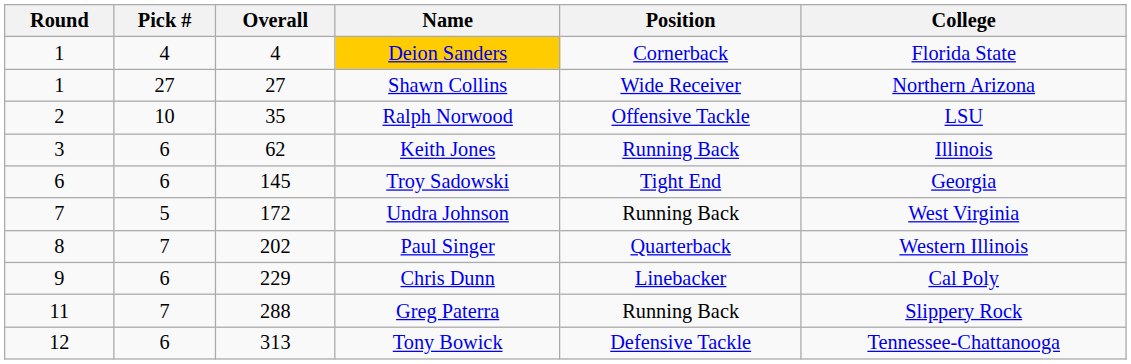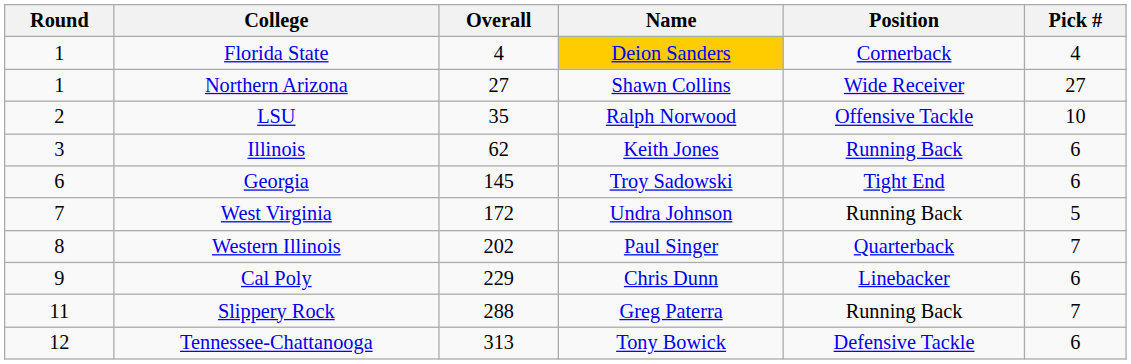columns swapped: (165, 20) <-> (964, 20)
